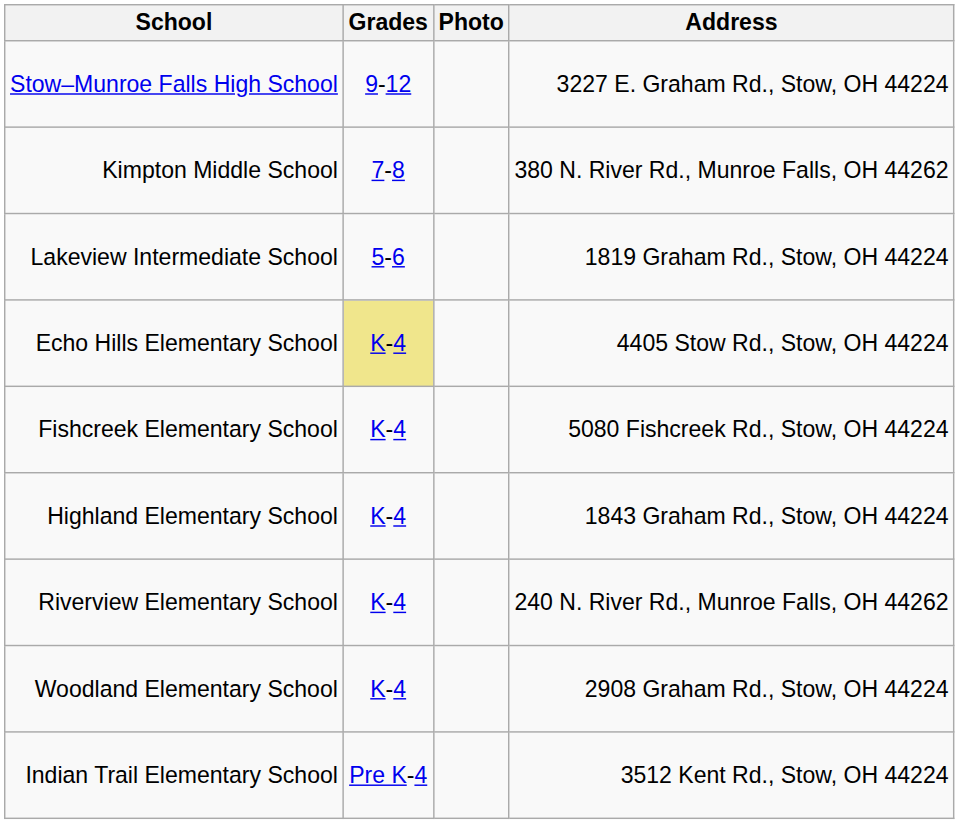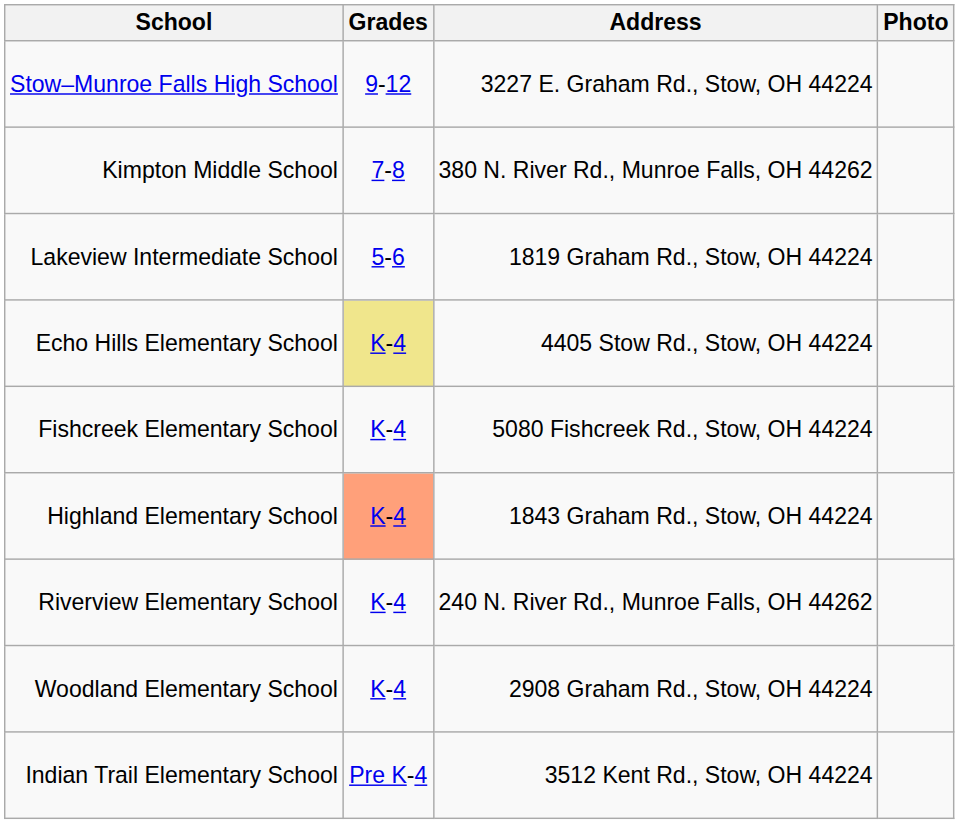columns swapped: (731, 22) <-> (471, 22)
(388, 516) no background -> (388, 516) lightsalmon background
